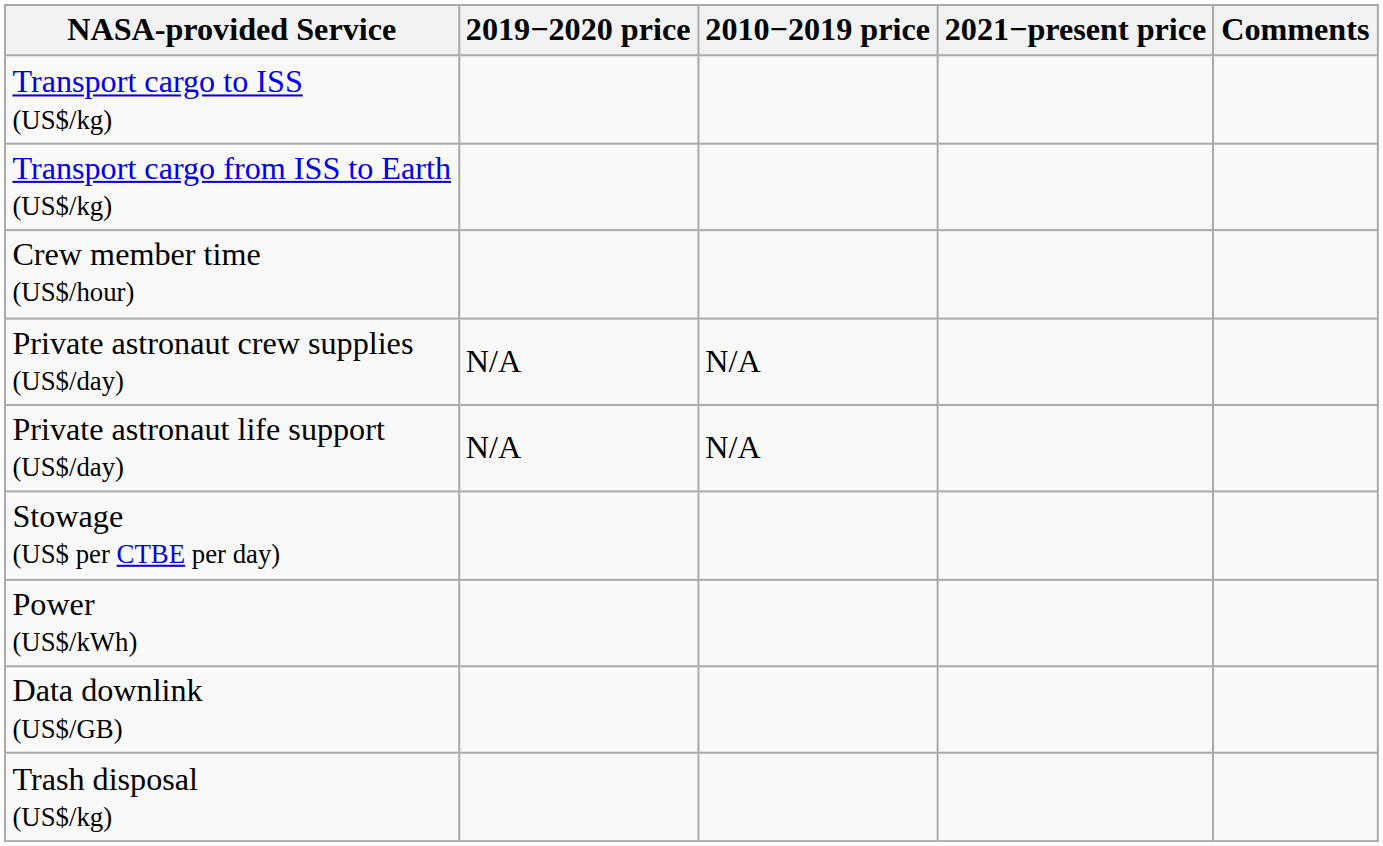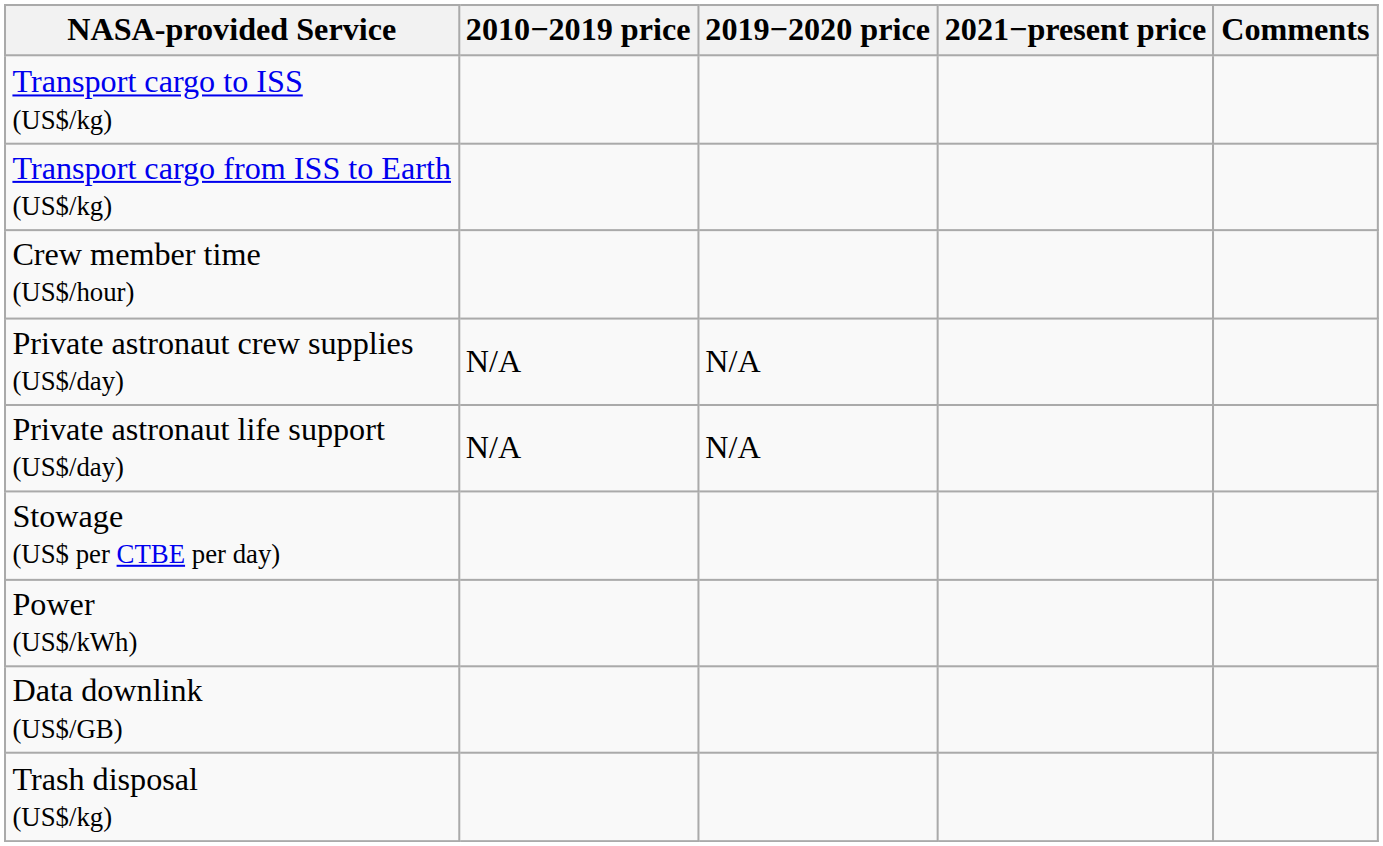columns swapped: (818, 30) <-> (578, 30)
